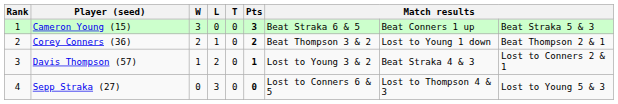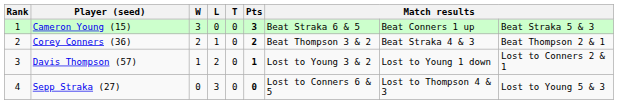(436, 41) Lost to Young 1 down -> (428, 41) Beat Straka 4 & 3
(428, 62) Beat Straka 4 & 3 -> (436, 62) Lost to Young 1 down
